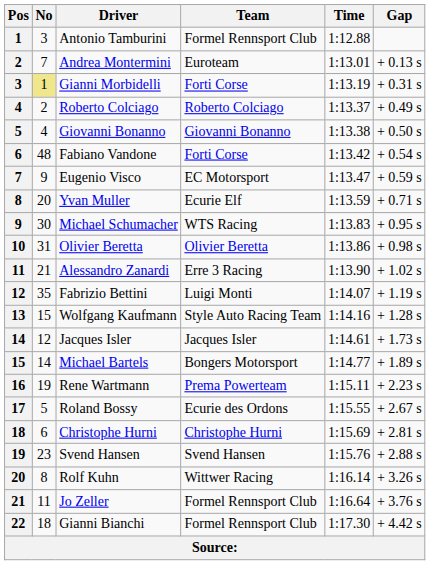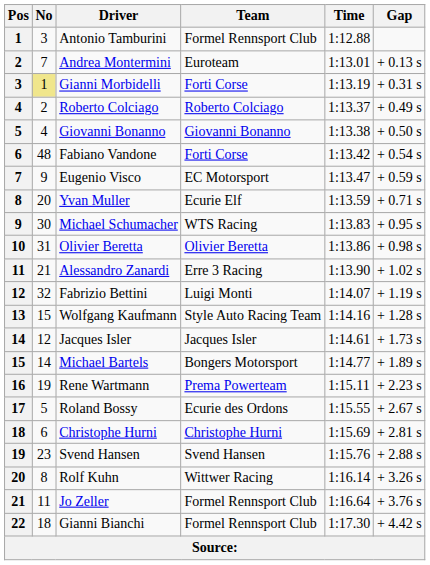(44, 292) 35 -> (44, 292) 32
